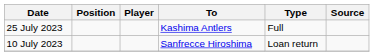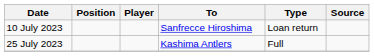rows swapped: (35, 44) <-> (35, 28)
